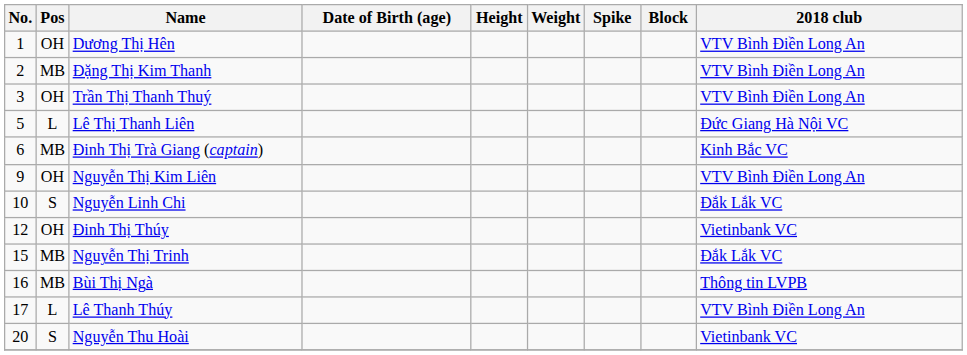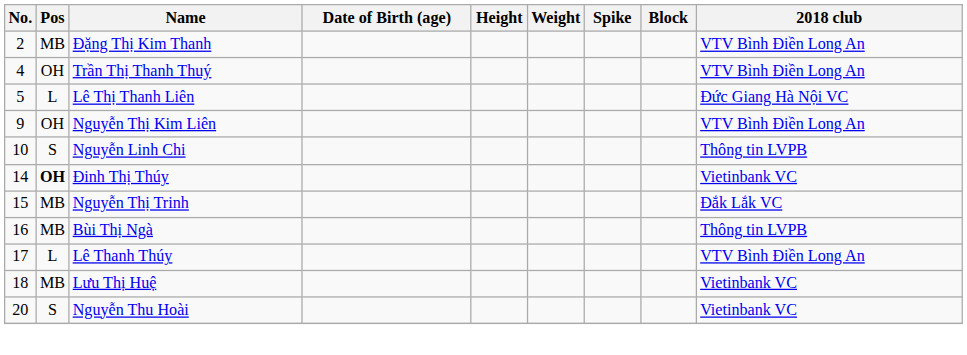- row: (124, 44)
(20, 97) 3 -> (20, 70) 4
- row: (168, 150)
(741, 203) Đắk Lắk VC -> (754, 150) Thông tin LVPB
(20, 230) 12 -> (20, 177) 14
(52, 230) normal -> (52, 177) bold
+ row: (115, 283)
